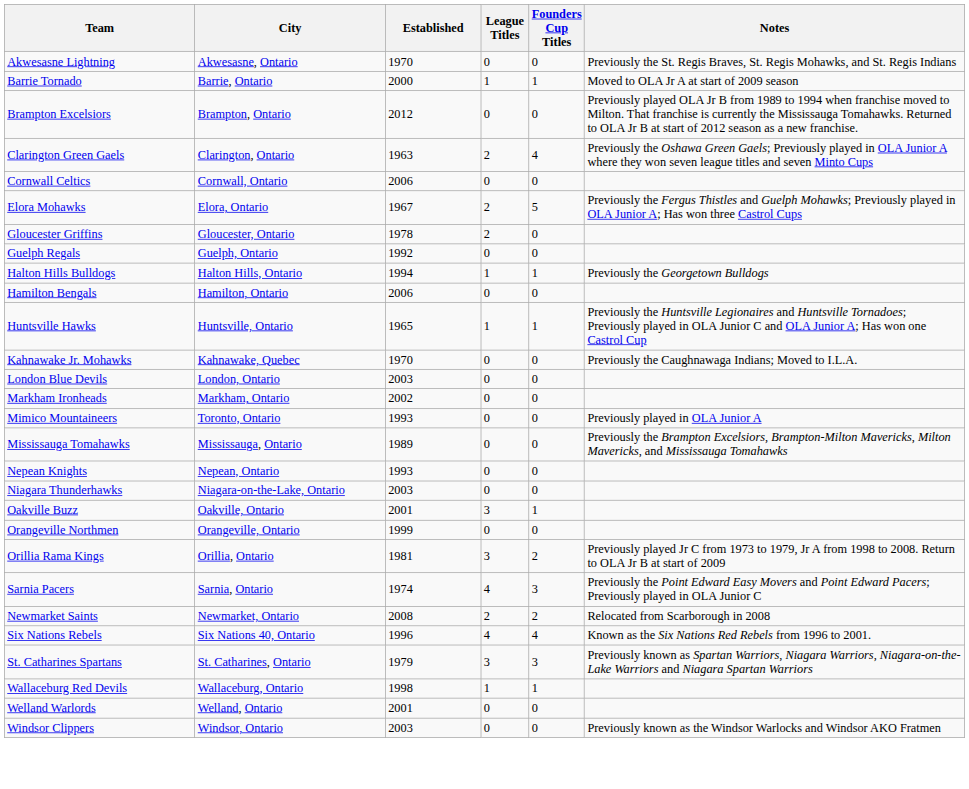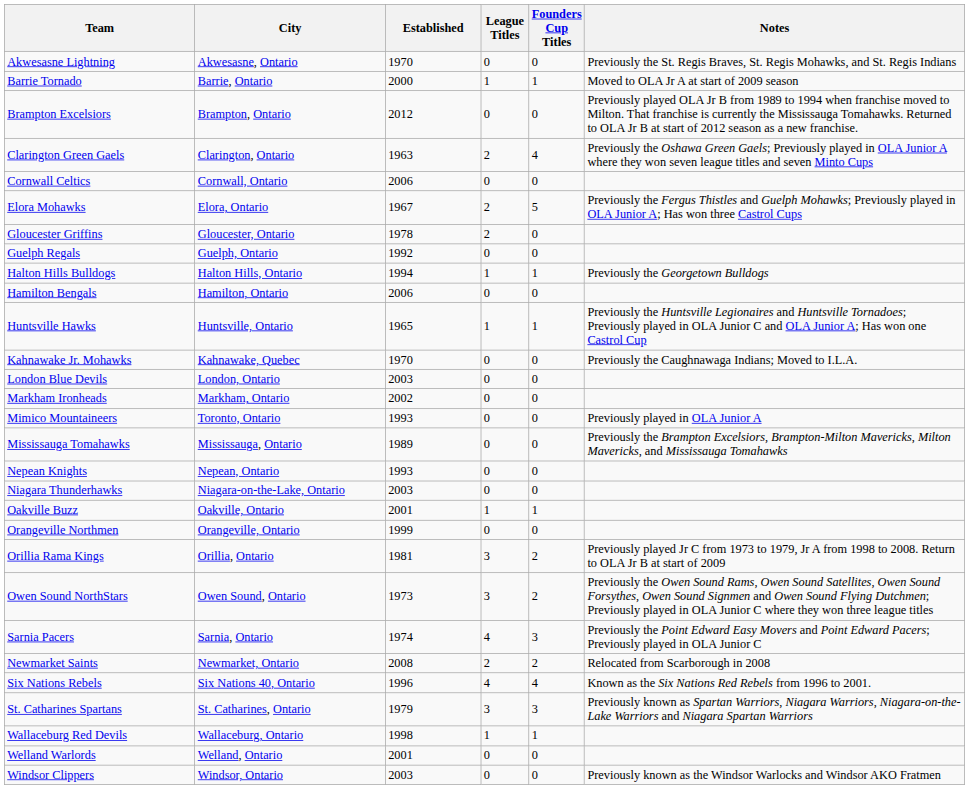(487, 510) 3 -> (487, 510) 1
+ row: (67, 596)
